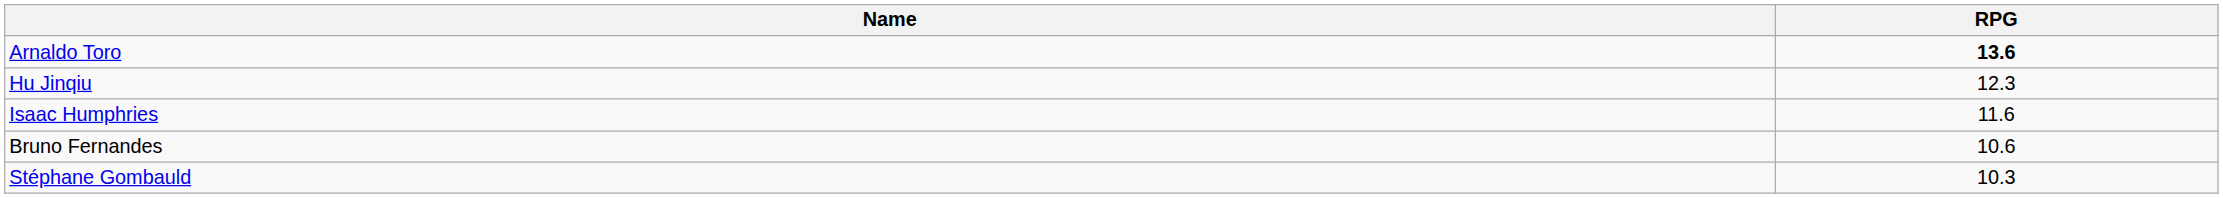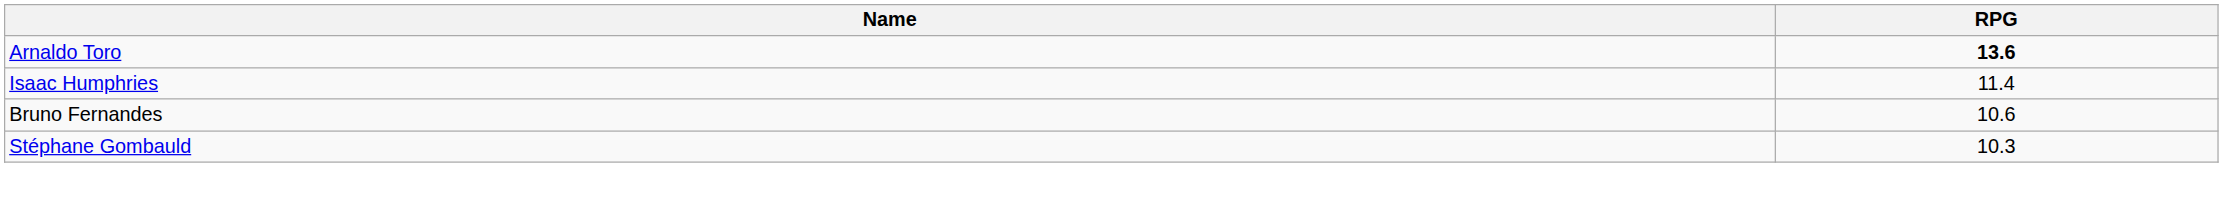- row: (51, 83)
(1996, 114) 11.6 -> (1996, 83) 11.4
